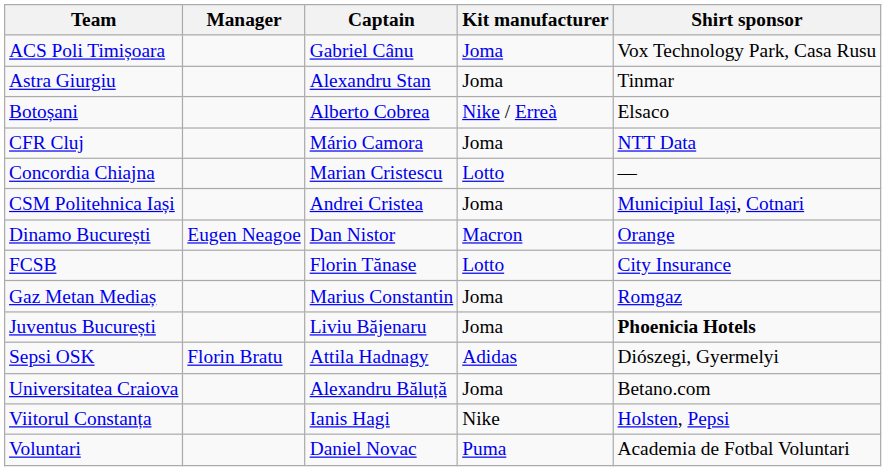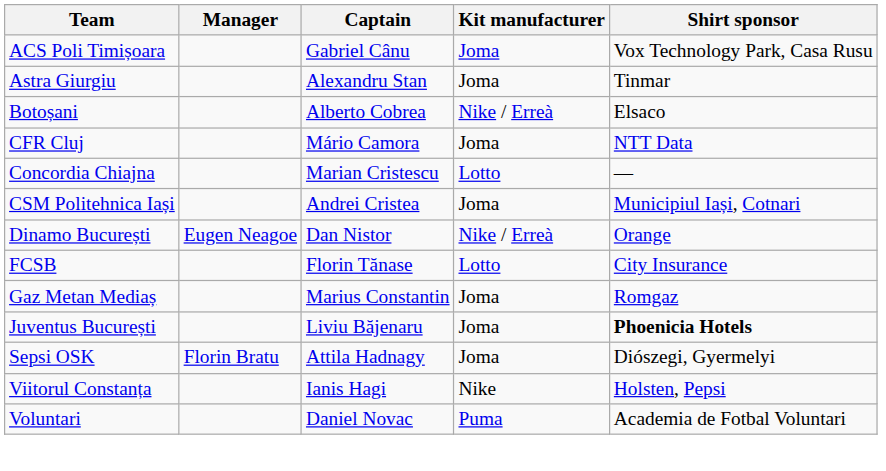(492, 234) Macron -> (506, 234) Nike / Erreà
(490, 357) Adidas -> (479, 357) Joma
- row: (94, 388)
